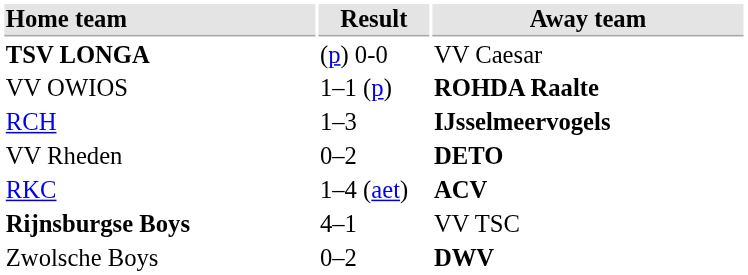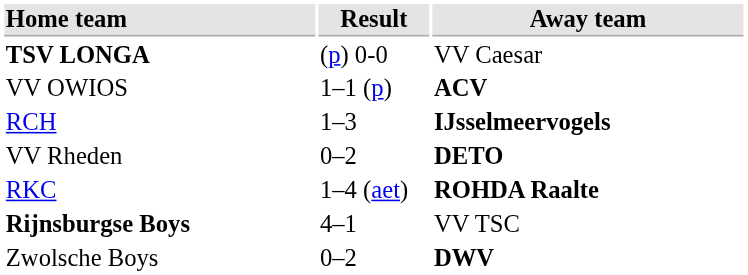(516, 88) ROHDA Raalte -> (461, 88) ACV
(461, 190) ACV -> (516, 190) ROHDA Raalte
